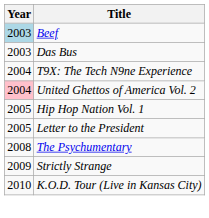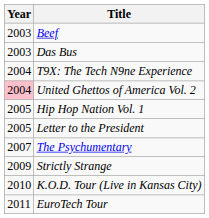(19, 33) lightblue background -> (19, 33) no background
(19, 147) 2008 -> (19, 147) 2007
+ row: (72, 204)
